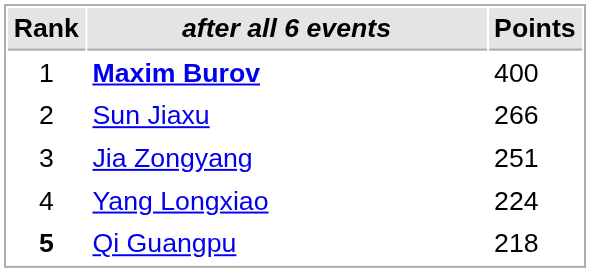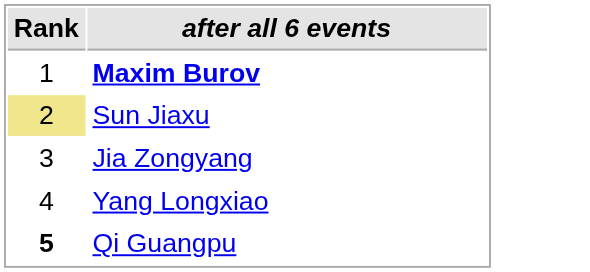- column: (535, 28)
(46, 116) no background -> (46, 116) khaki background
